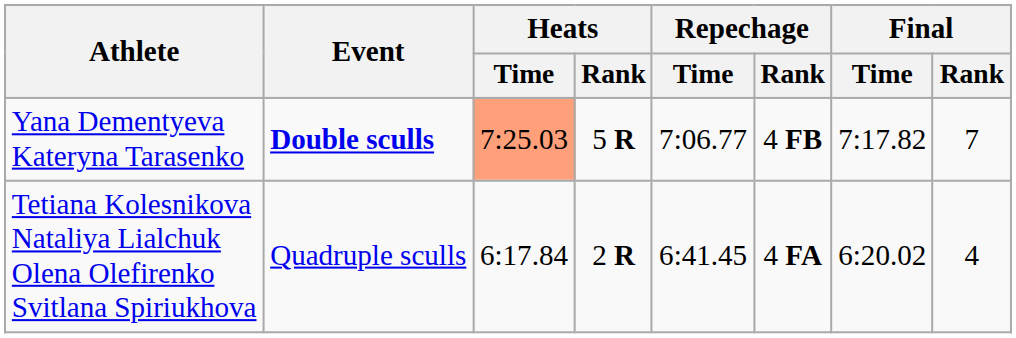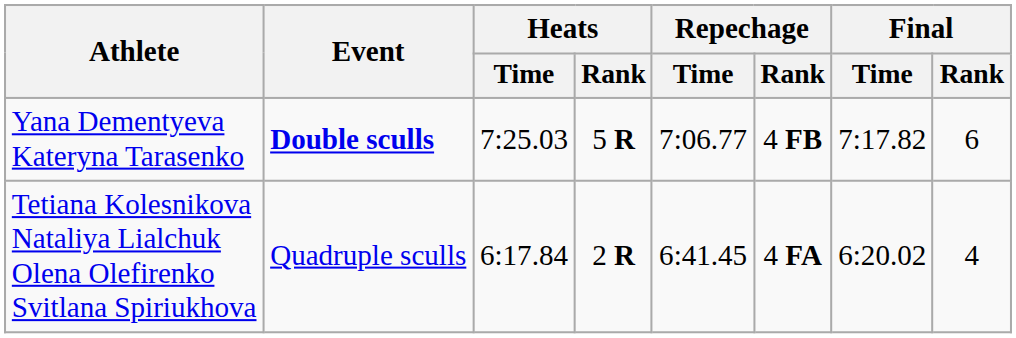(524, 139) lightsalmon background -> (524, 139) no background
(972, 139) 7 -> (972, 139) 6
